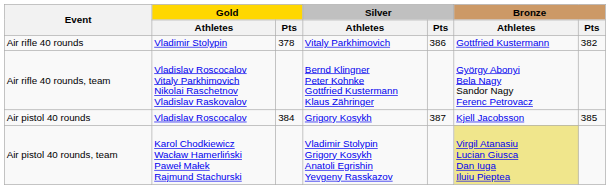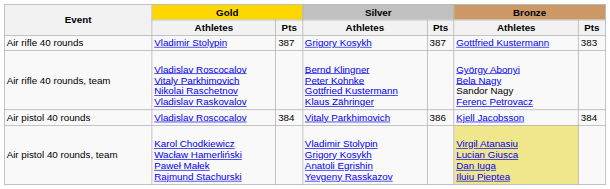(286, 43) 378 -> (286, 43) 387
(347, 43) Vitaly Parkhimovich -> (338, 43) Grigory Kosykh
(438, 43) 386 -> (438, 43) 387
(589, 43) 382 -> (589, 43) 383
(338, 118) Grigory Kosykh -> (347, 118) Vitaly Parkhimovich
(438, 118) 387 -> (438, 118) 386
(589, 118) 385 -> (589, 118) 384
